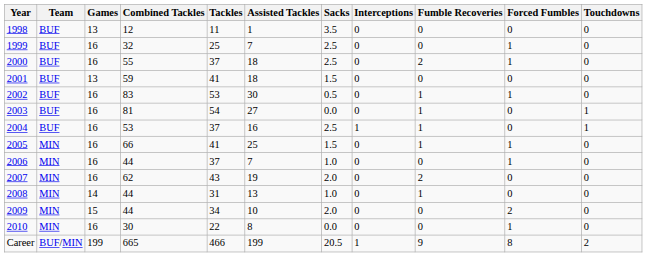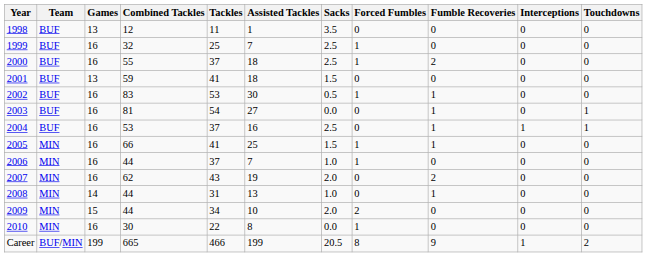columns swapped: (543, 12) <-> (384, 12)
